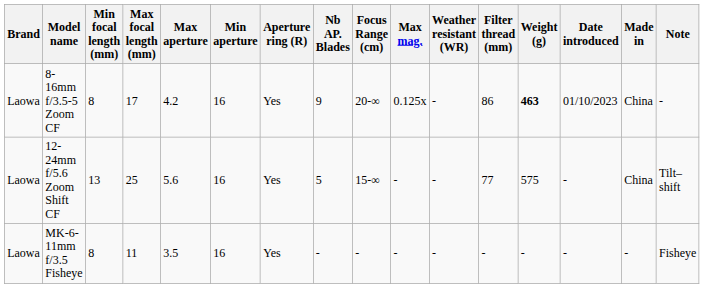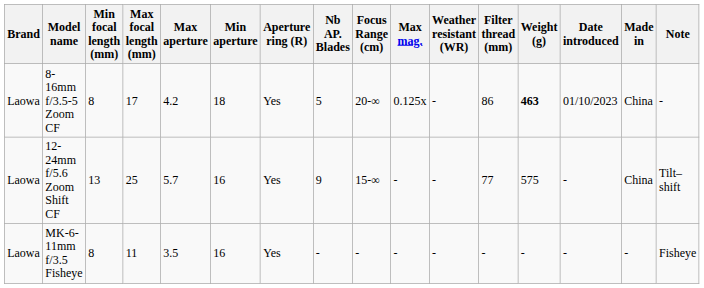(219, 100) 16 -> (219, 100) 18
(319, 100) 9 -> (319, 100) 5
(171, 180) 5.6 -> (171, 180) 5.7
(319, 180) 5 -> (319, 180) 9
